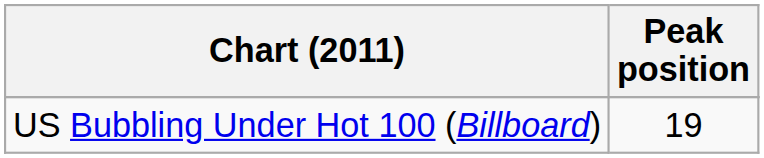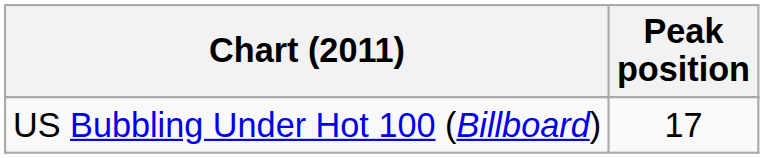(683, 124) 19 -> (683, 124) 17
